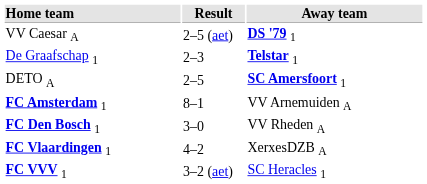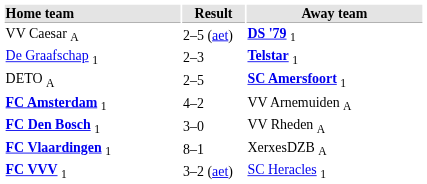(194, 103) 8–1 -> (194, 103) 4–2
(194, 149) 4–2 -> (194, 149) 8–1
